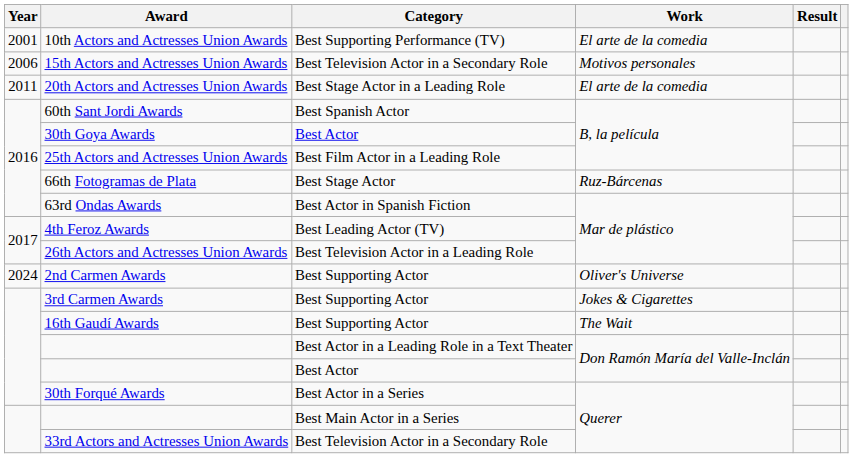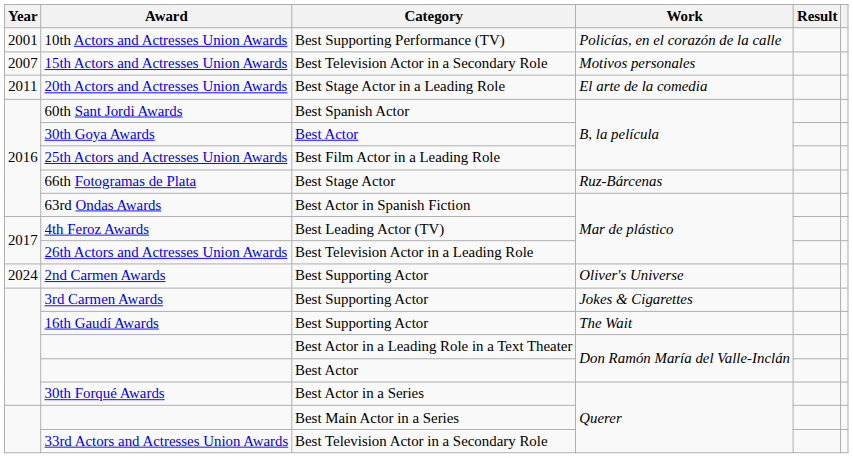(643, 39) El arte de la comedia -> (680, 39) Policías, en el corazón de la calle
(23, 63) 2006 -> (23, 63) 2007
